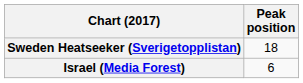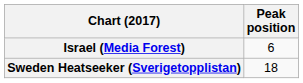rows swapped: (124, 68) <-> (124, 48)
